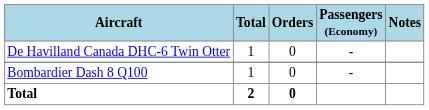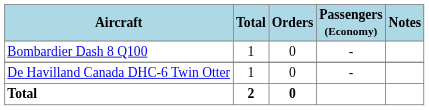rows swapped: (77, 72) <-> (119, 51)
